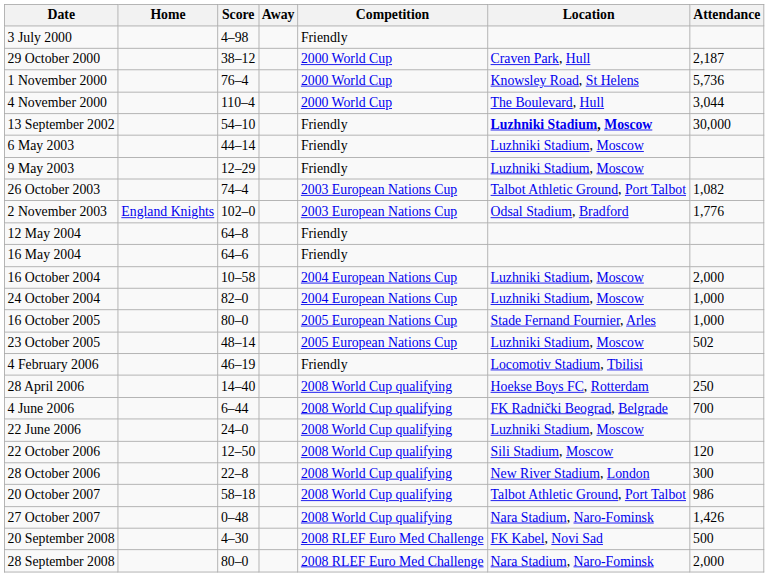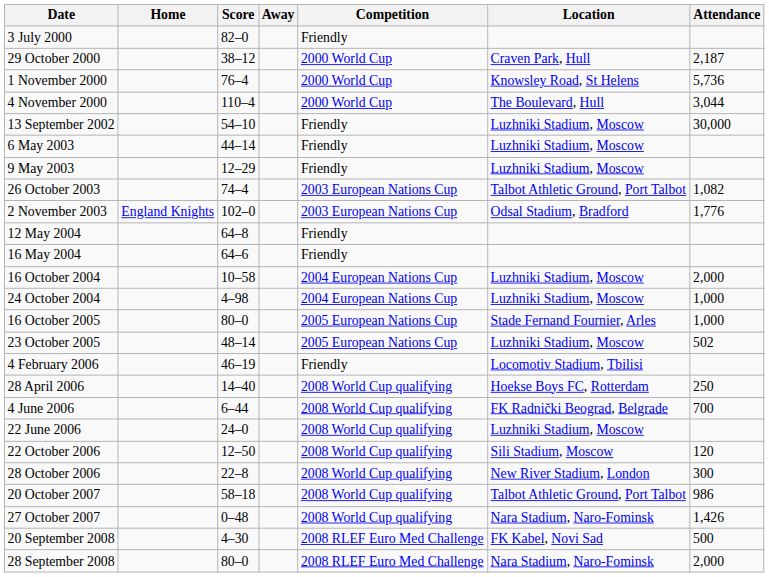(235, 37) 4–98 -> (235, 37) 82–0
(571, 124) bold -> (567, 124) normal
(235, 299) 82–0 -> (235, 299) 4–98
